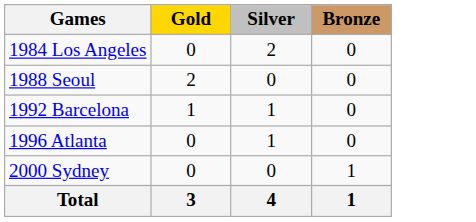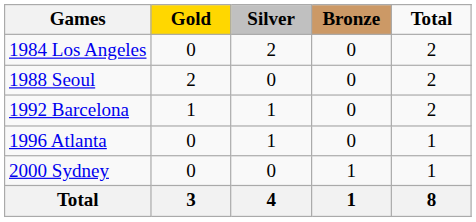+ column: (431, 19)
